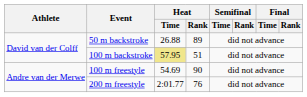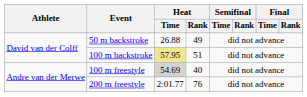(198, 40) 89 -> (198, 40) 49
(170, 70) no background -> (170, 70) lightgrey background
(198, 70) 90 -> (198, 70) 40
